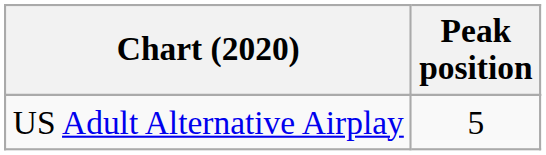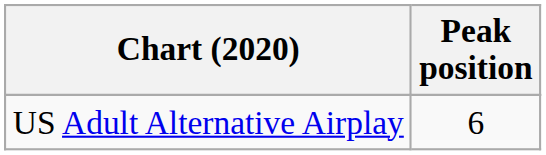(476, 121) 5 -> (476, 121) 6
